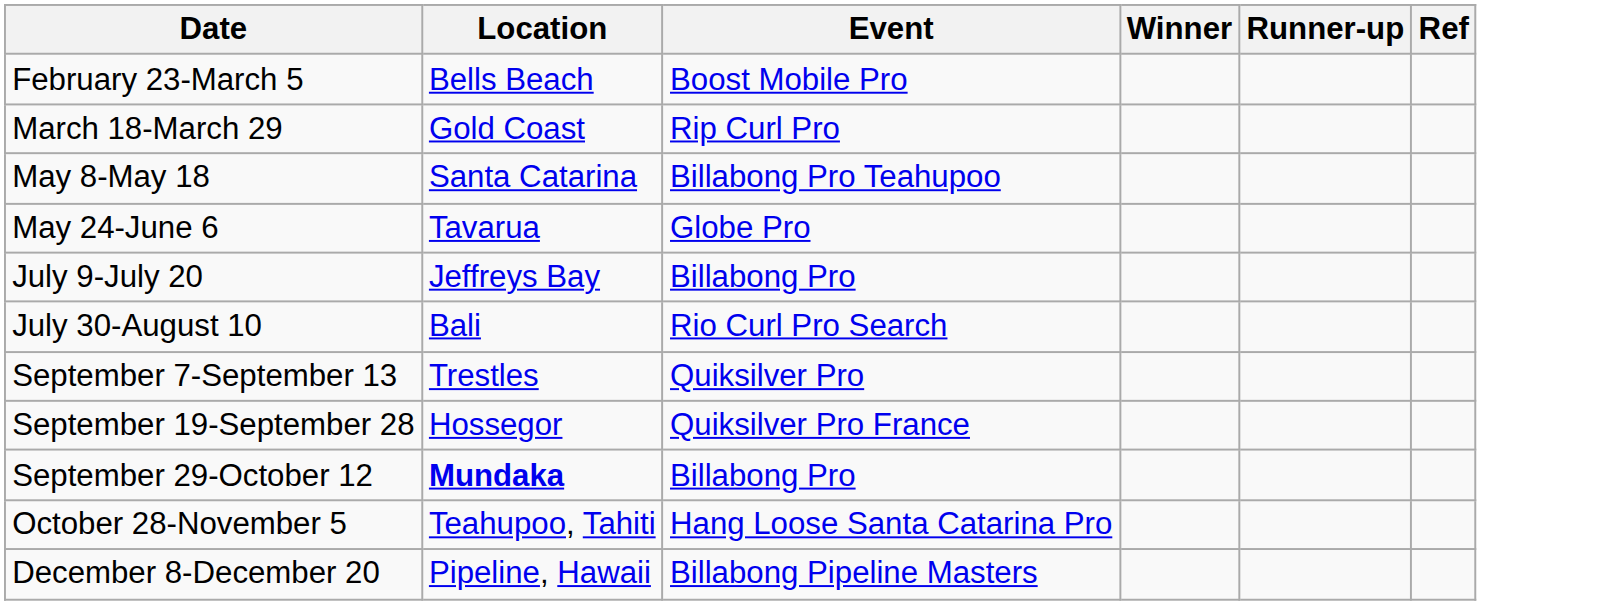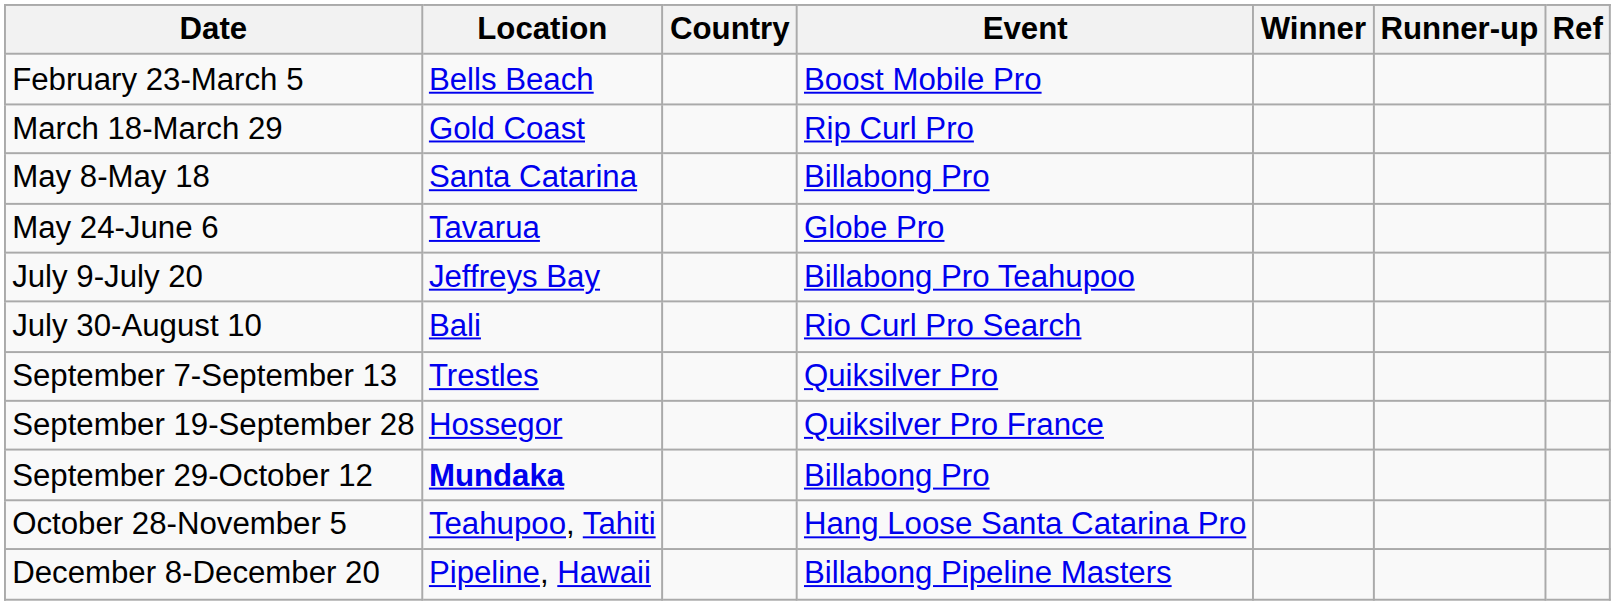+ column: (730, 29)
(835, 177) Billabong Pro Teahupoo -> (897, 177) Billabong Pro
(763, 276) Billabong Pro -> (969, 276) Billabong Pro Teahupoo
